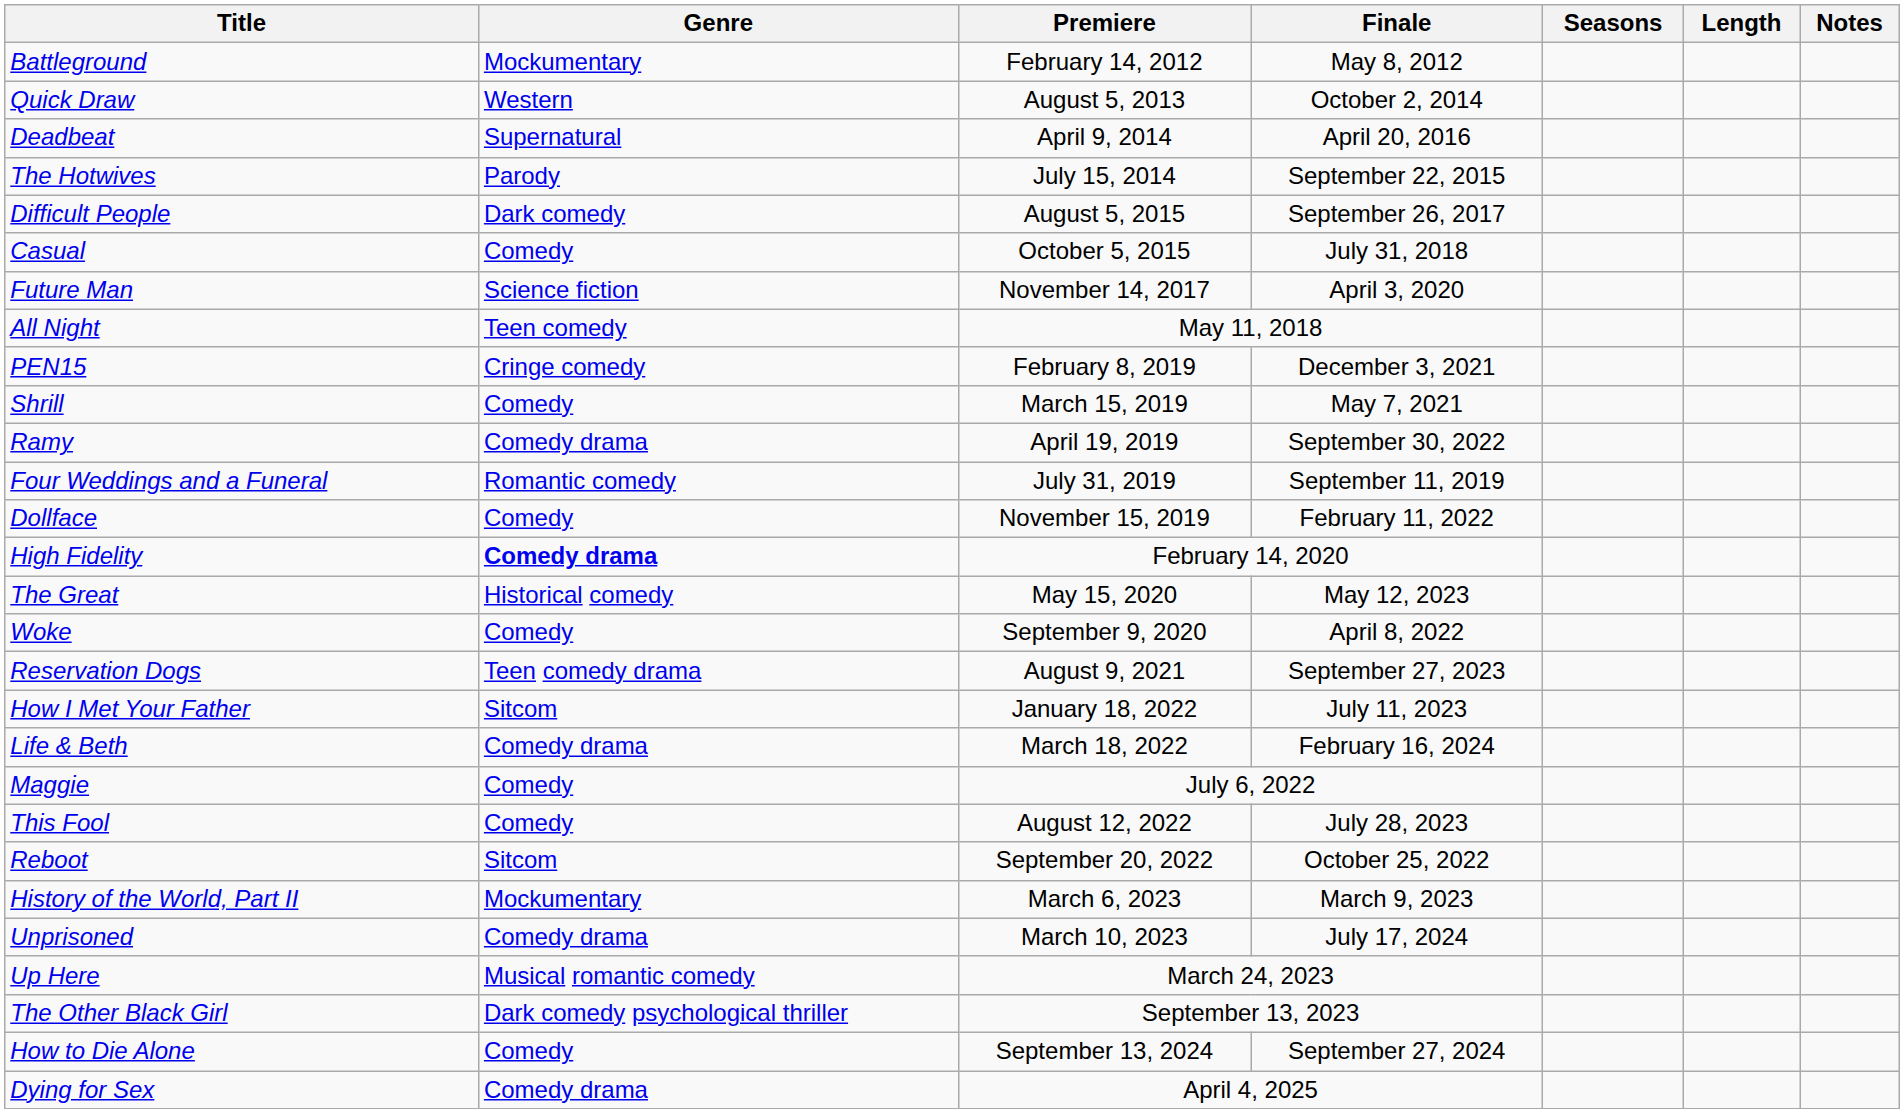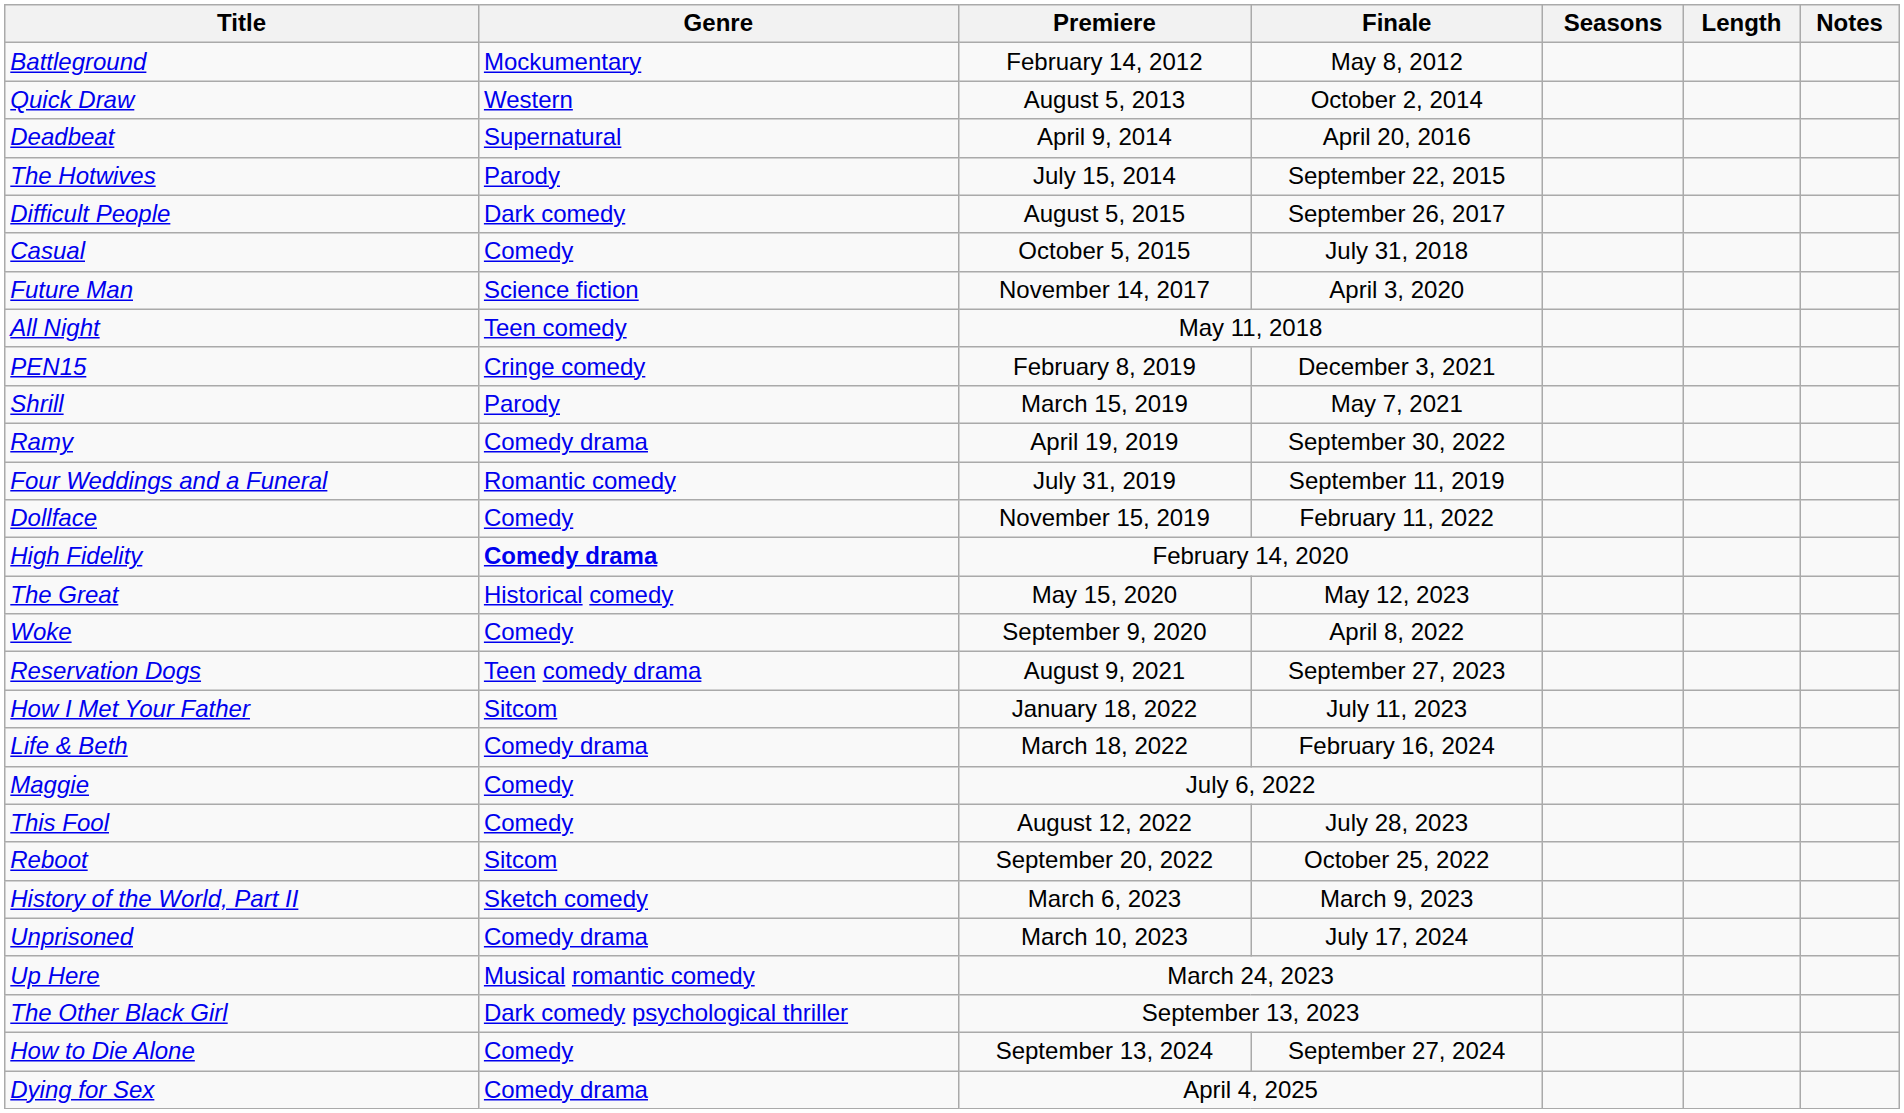(529, 404) Comedy -> (522, 404) Parody
(563, 898) Mockumentary -> (566, 898) Sketch comedy
